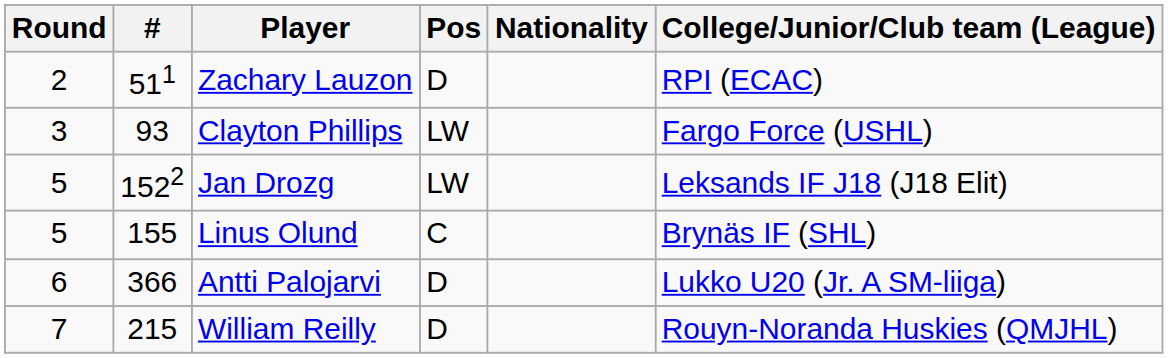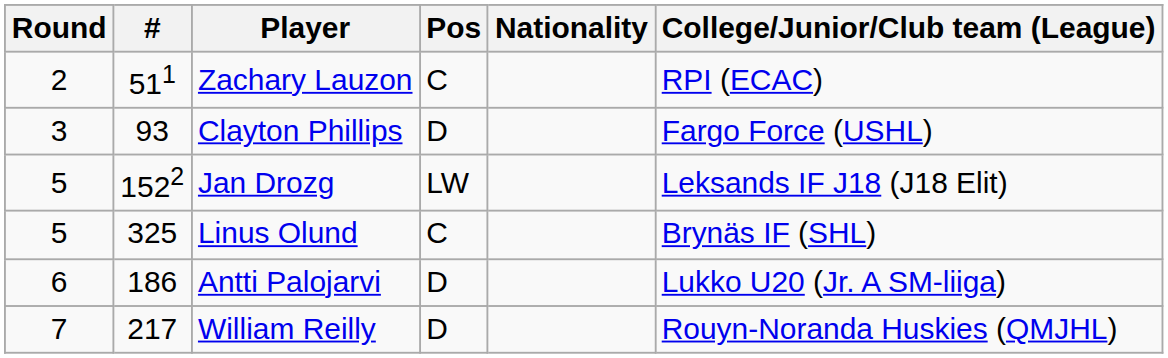(437, 79) D -> (437, 79) C
(448, 131) LW -> (437, 131) D
(152, 234) 155 -> (152, 234) 325
(152, 281) 366 -> (152, 281) 186
(152, 329) 215 -> (152, 329) 217
